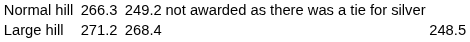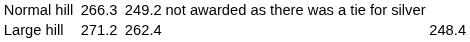(143, 30) 268.4 -> (143, 30) 262.4
(448, 30) 248.5 -> (448, 30) 248.4
